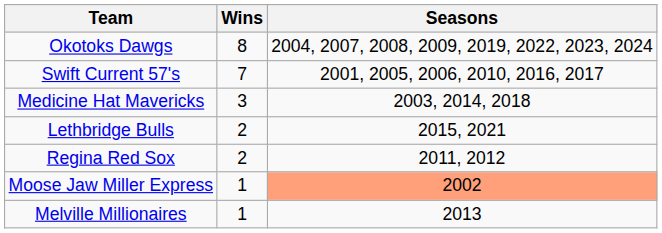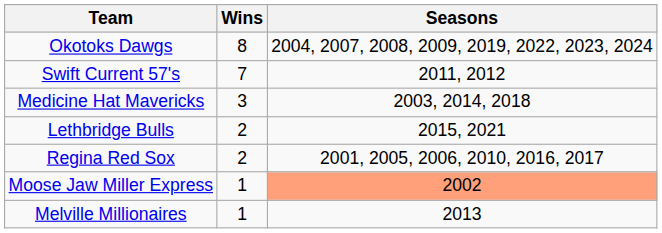(462, 74) 2001, 2005, 2006, 2010, 2016, 2017 -> (462, 74) 2011, 2012
(462, 158) 2011, 2012 -> (462, 158) 2001, 2005, 2006, 2010, 2016, 2017
